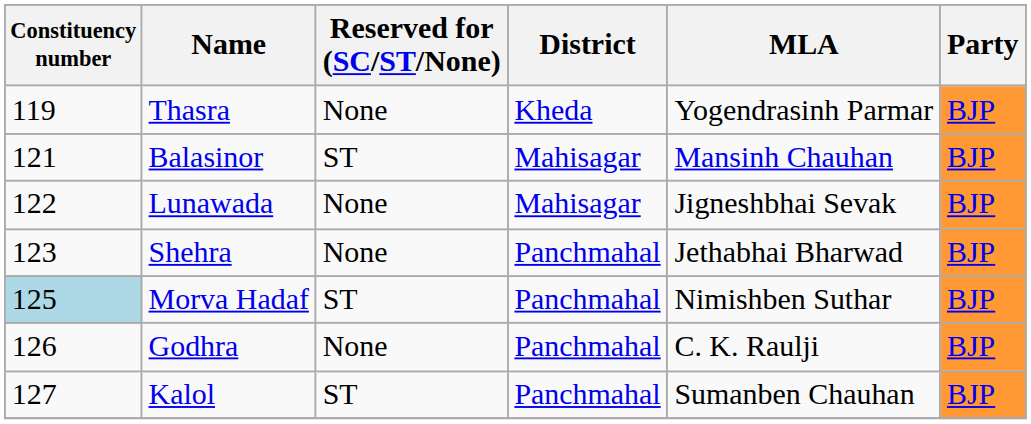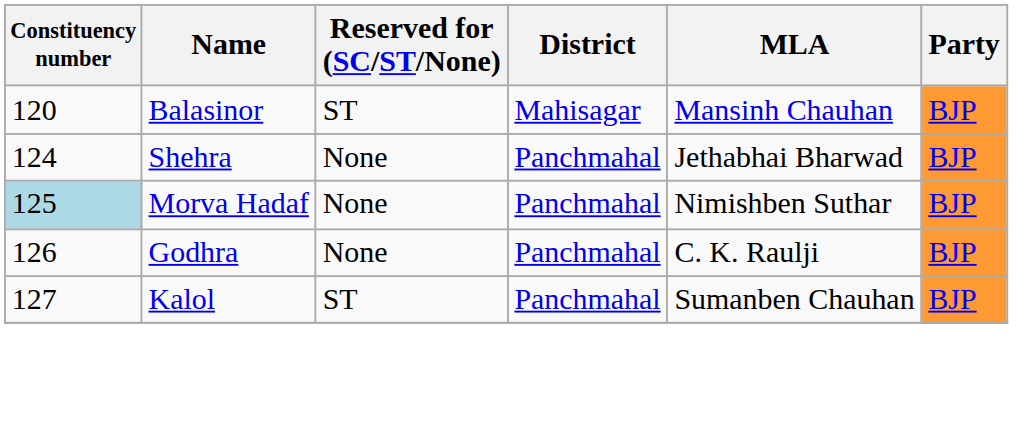- row: (189, 109)
(34, 156) 121 -> (34, 109) 120
- row: (211, 204)
(34, 251) 123 -> (34, 156) 124
(340, 299) ST -> (355, 204) None
